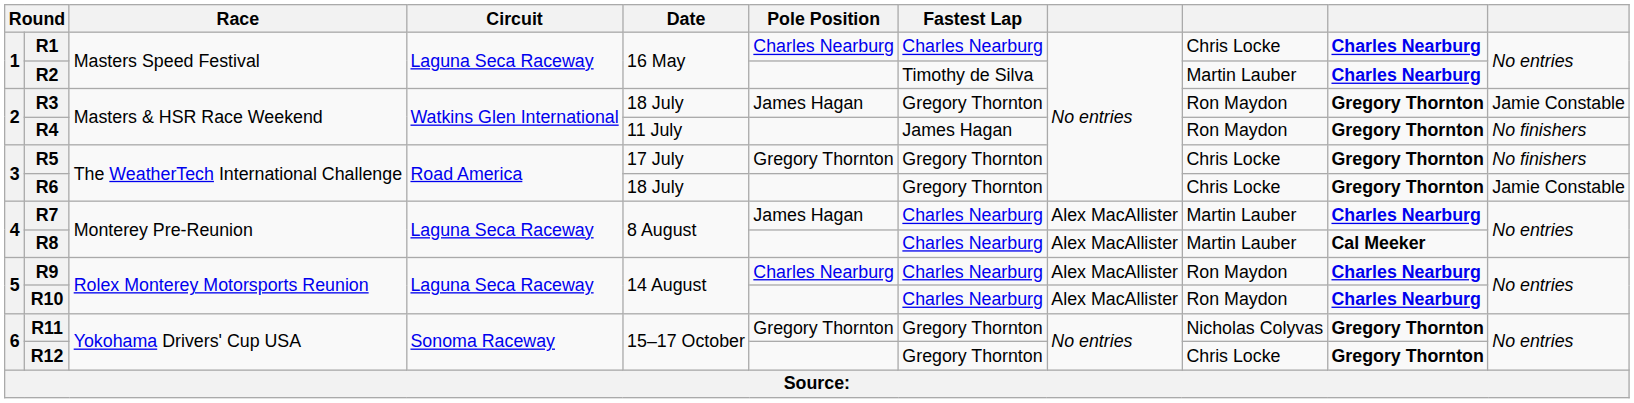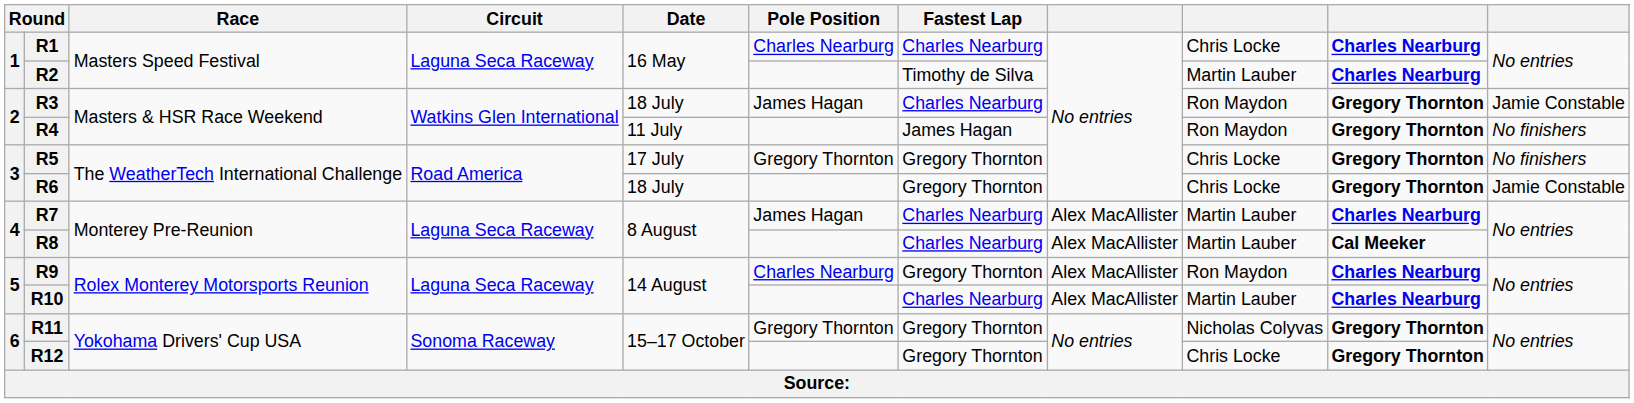(972, 103) Gregory Thornton -> (973, 103) Charles Nearburg
(973, 271) Charles Nearburg -> (972, 271) Gregory Thornton
(1237, 299) Ron Maydon -> (1241, 299) Martin Lauber
